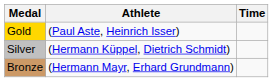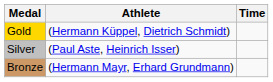(114, 31) (Paul Aste, Heinrich Isser) -> (139, 31) (Hermann Küppel, Dietrich Schmidt)
(139, 49) (Hermann Küppel, Dietrich Schmidt) -> (114, 49) (Paul Aste, Heinrich Isser)
